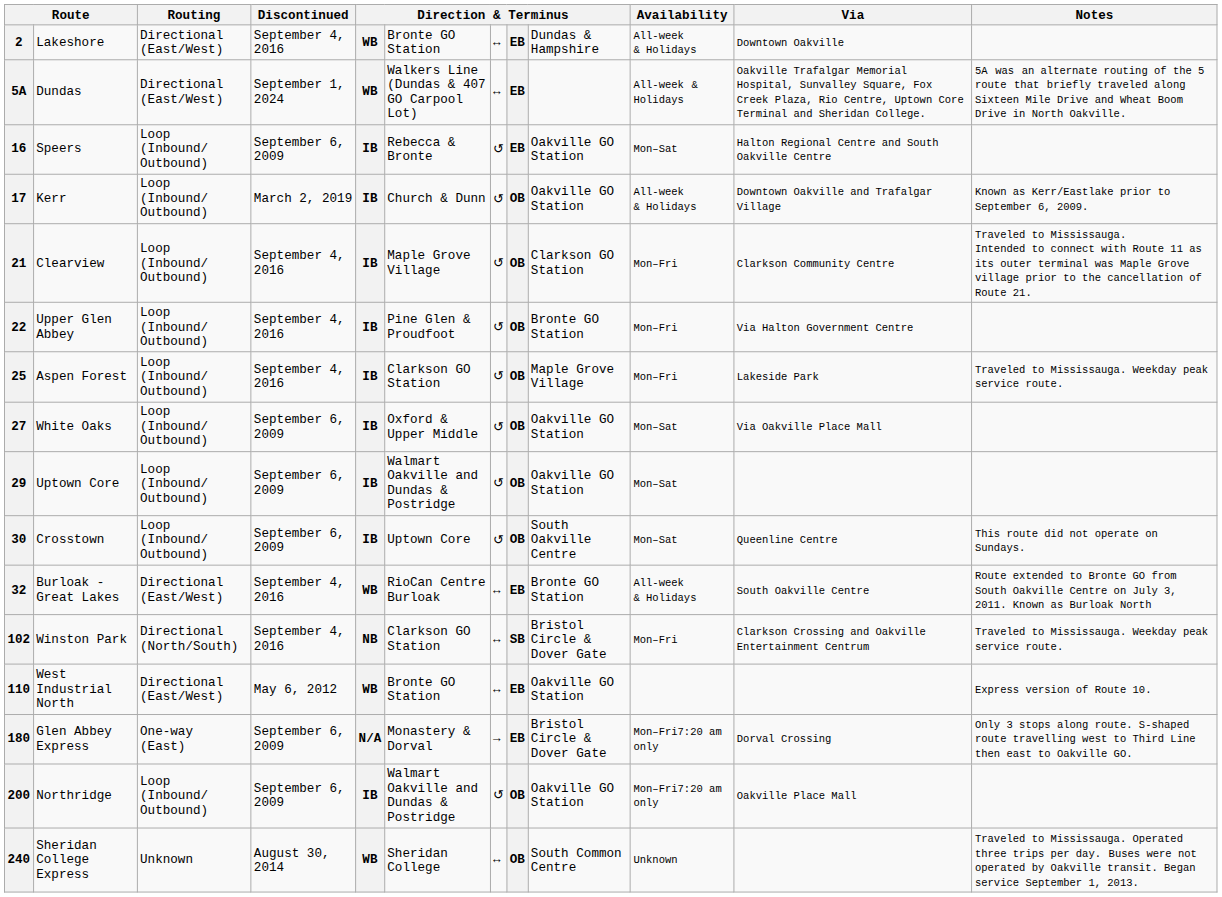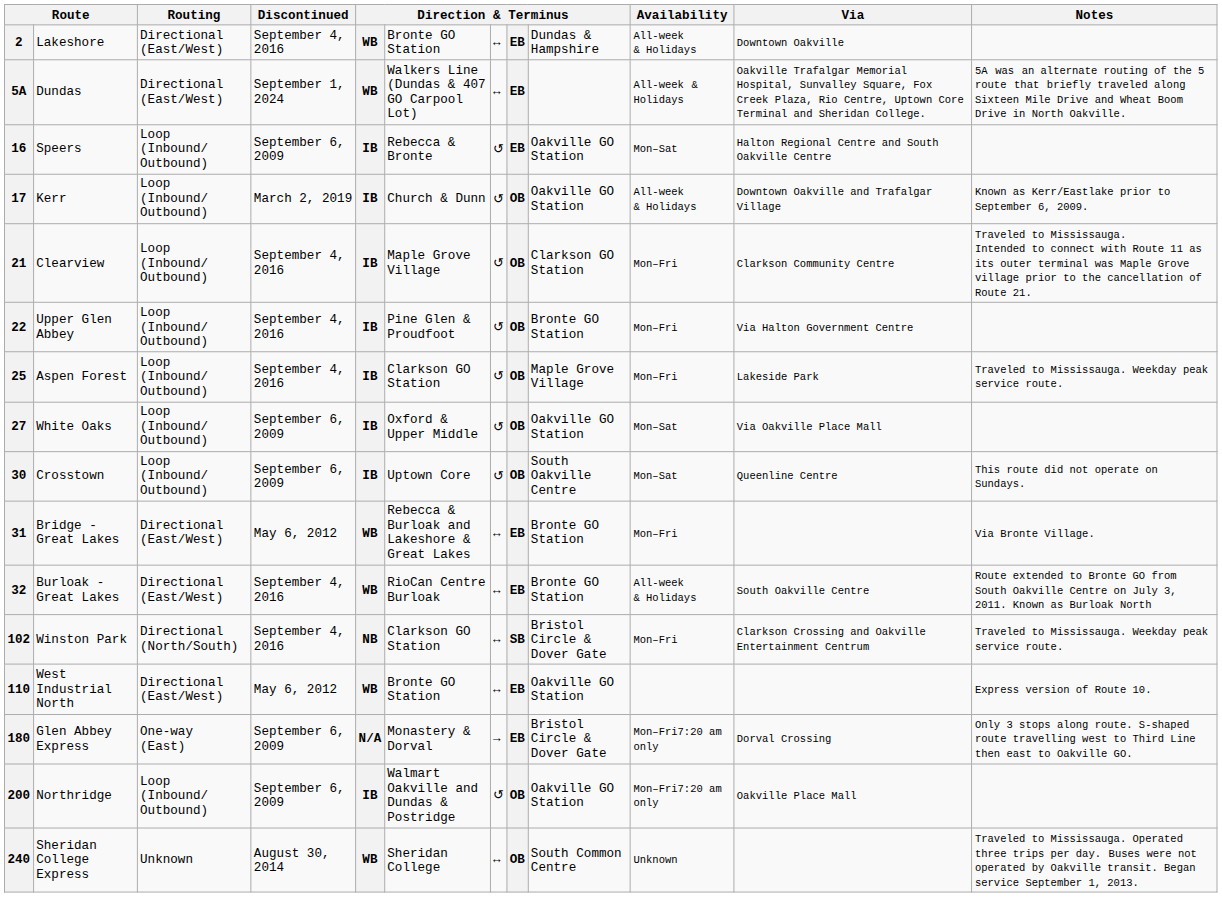- row: (19, 483)
+ row: (19, 533)
